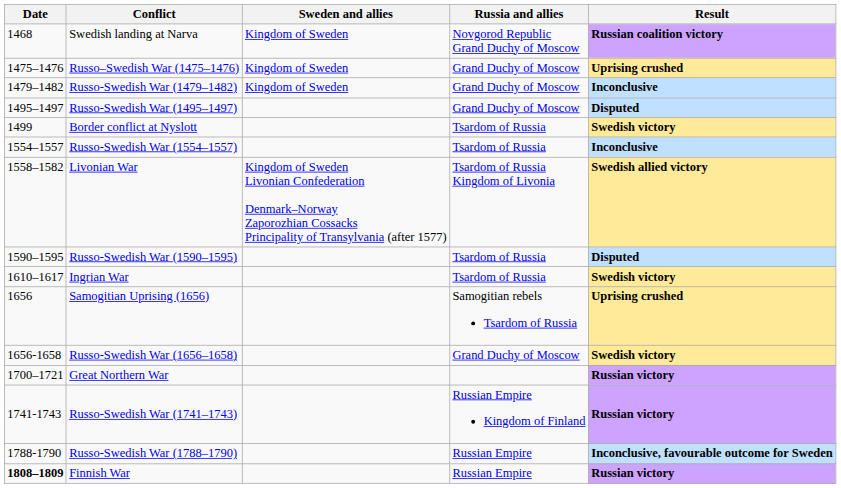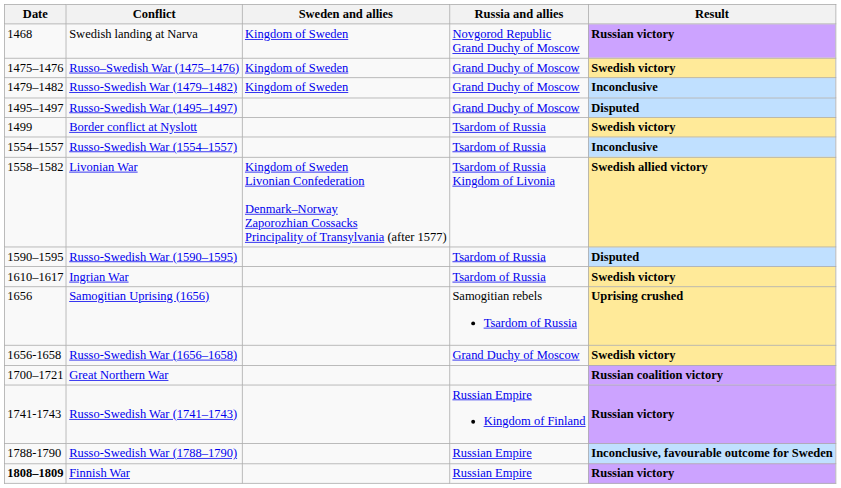(657, 34) Russian coalition victory -> (633, 34) Russian victory
(637, 68) Uprising crushed -> (633, 68) Swedish victory
(633, 375) Russian victory -> (657, 375) Russian coalition victory
